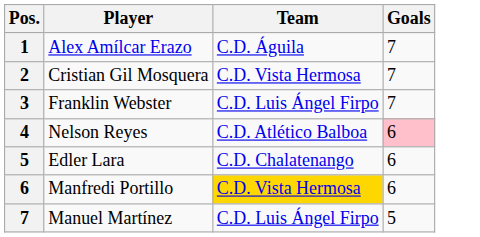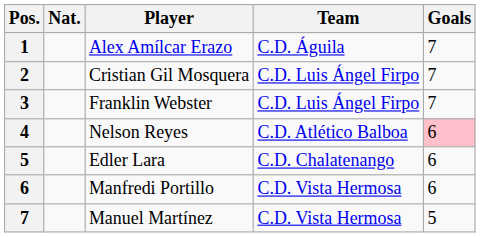+ column: (64, 18)
(289, 75) C.D. Vista Hermosa -> (338, 75) C.D. Luis Ángel Firpo
(289, 189) gold background -> (329, 189) no background
(298, 217) C.D. Luis Ángel Firpo -> (329, 217) C.D. Vista Hermosa
